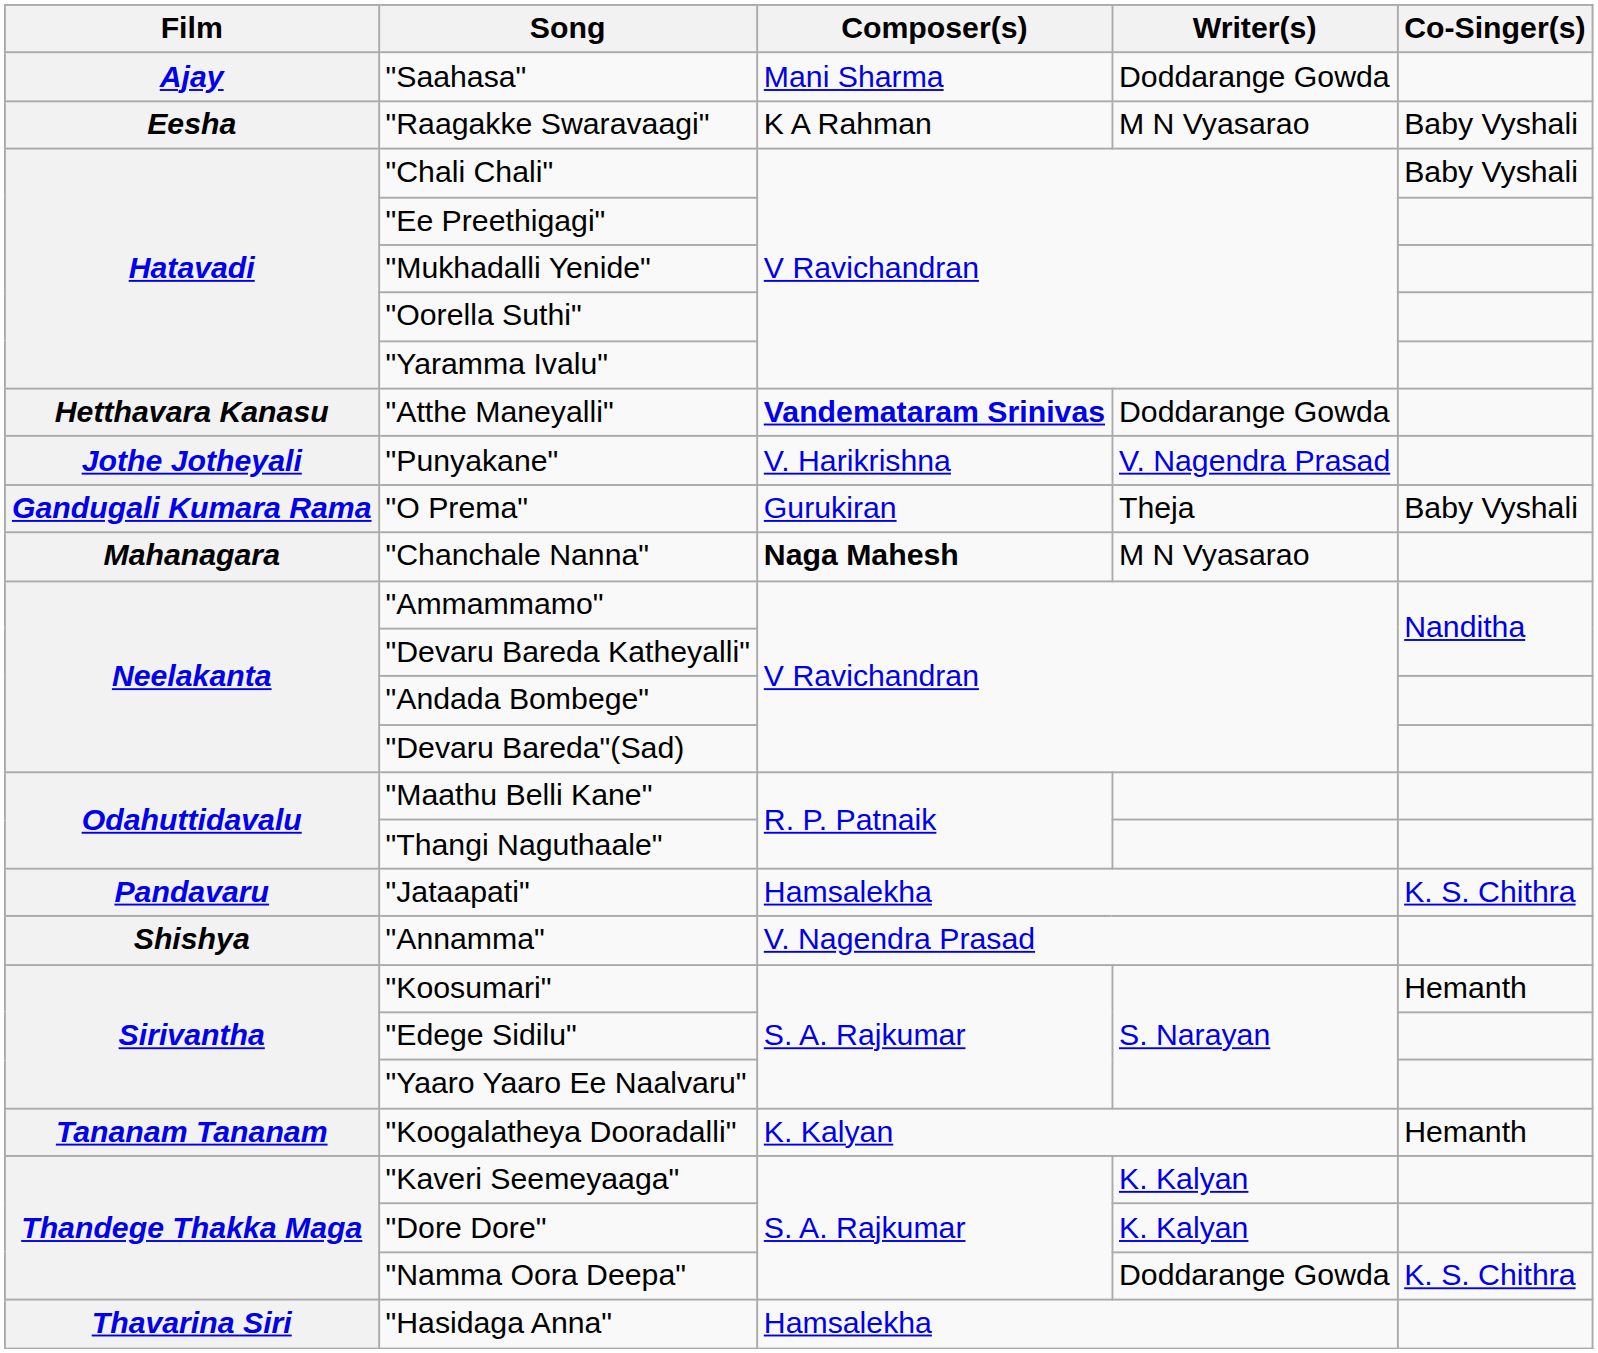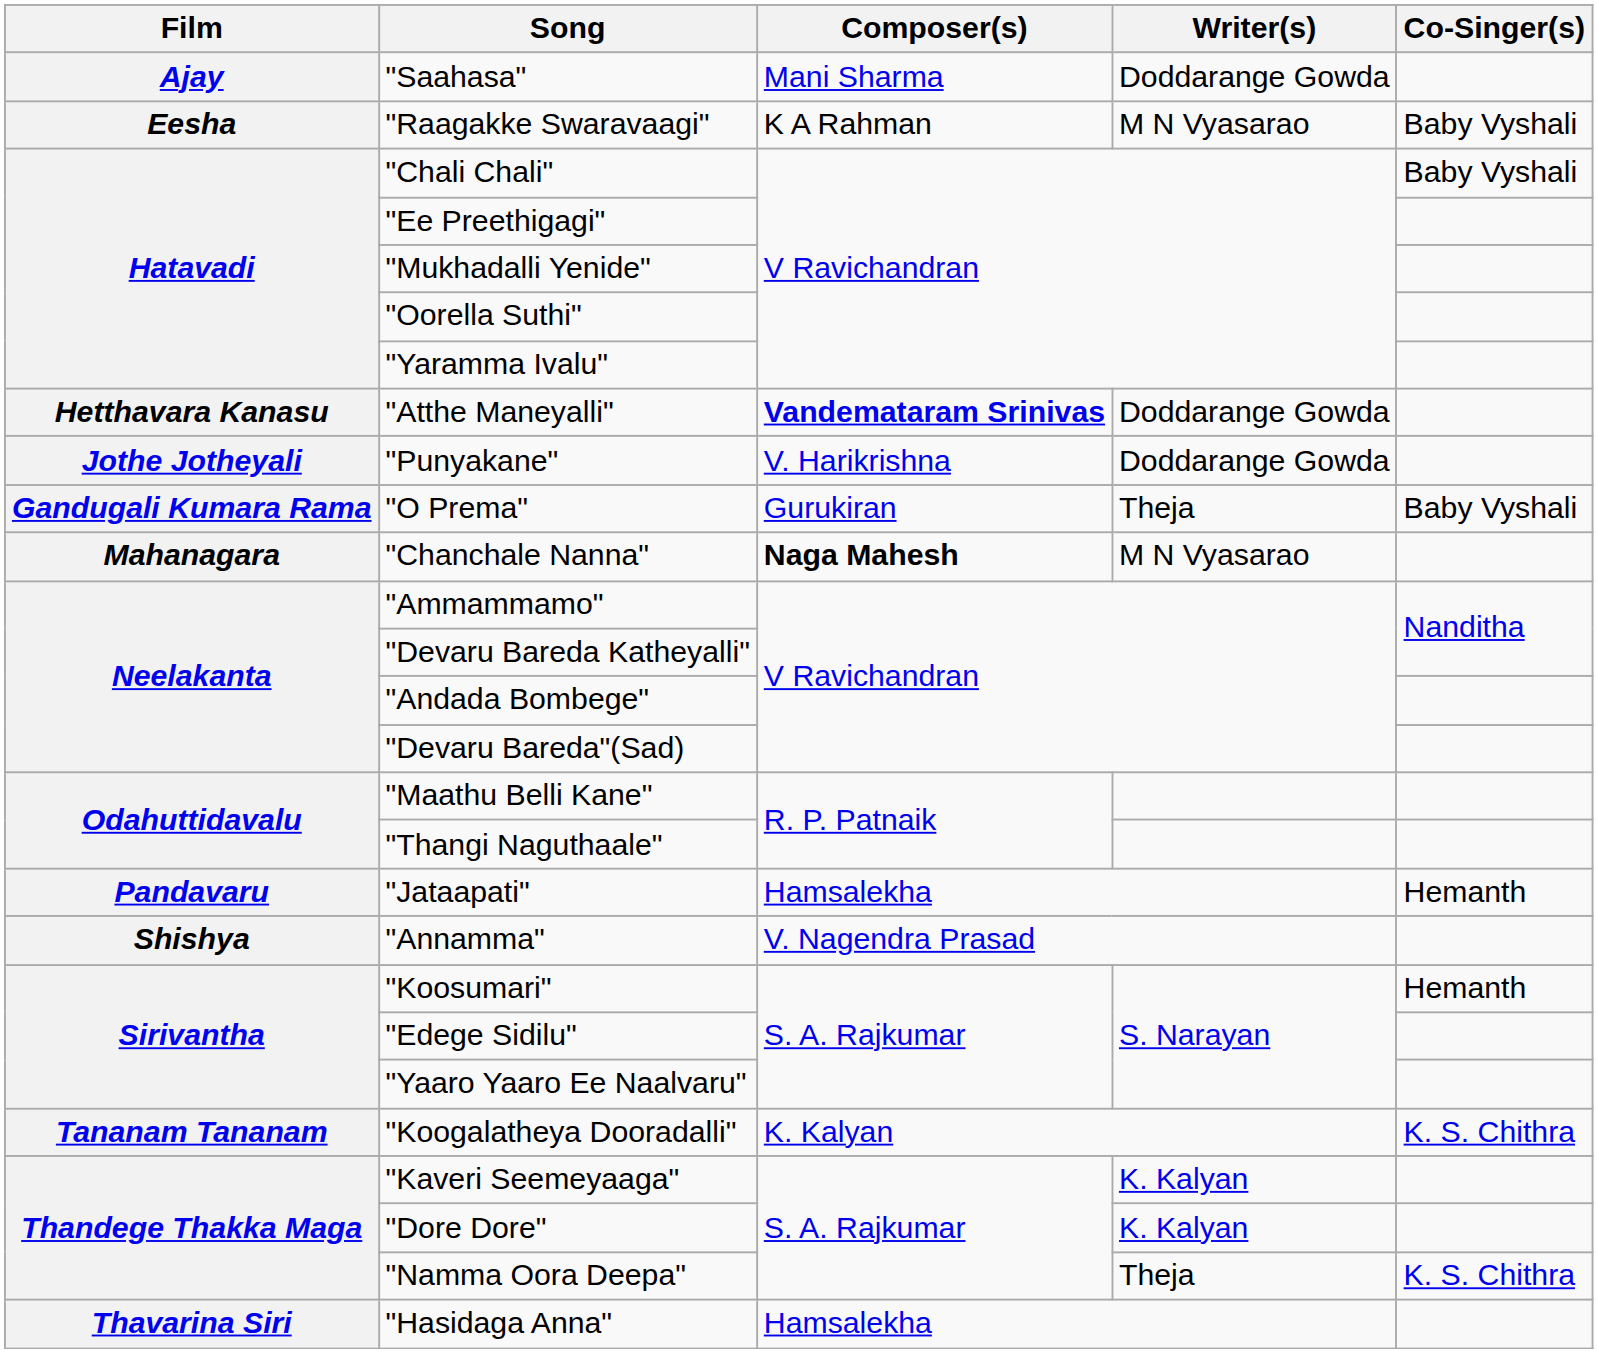(1255, 460) V. Nagendra Prasad -> (1254, 460) Doddarange Gowda
(1490, 891) K. S. Chithra -> (1465, 891) Hemanth
(1466, 1131) Hemanth -> (1489, 1131) K. S. Chithra
(1254, 1275) Doddarange Gowda -> (1157, 1275) Theja
